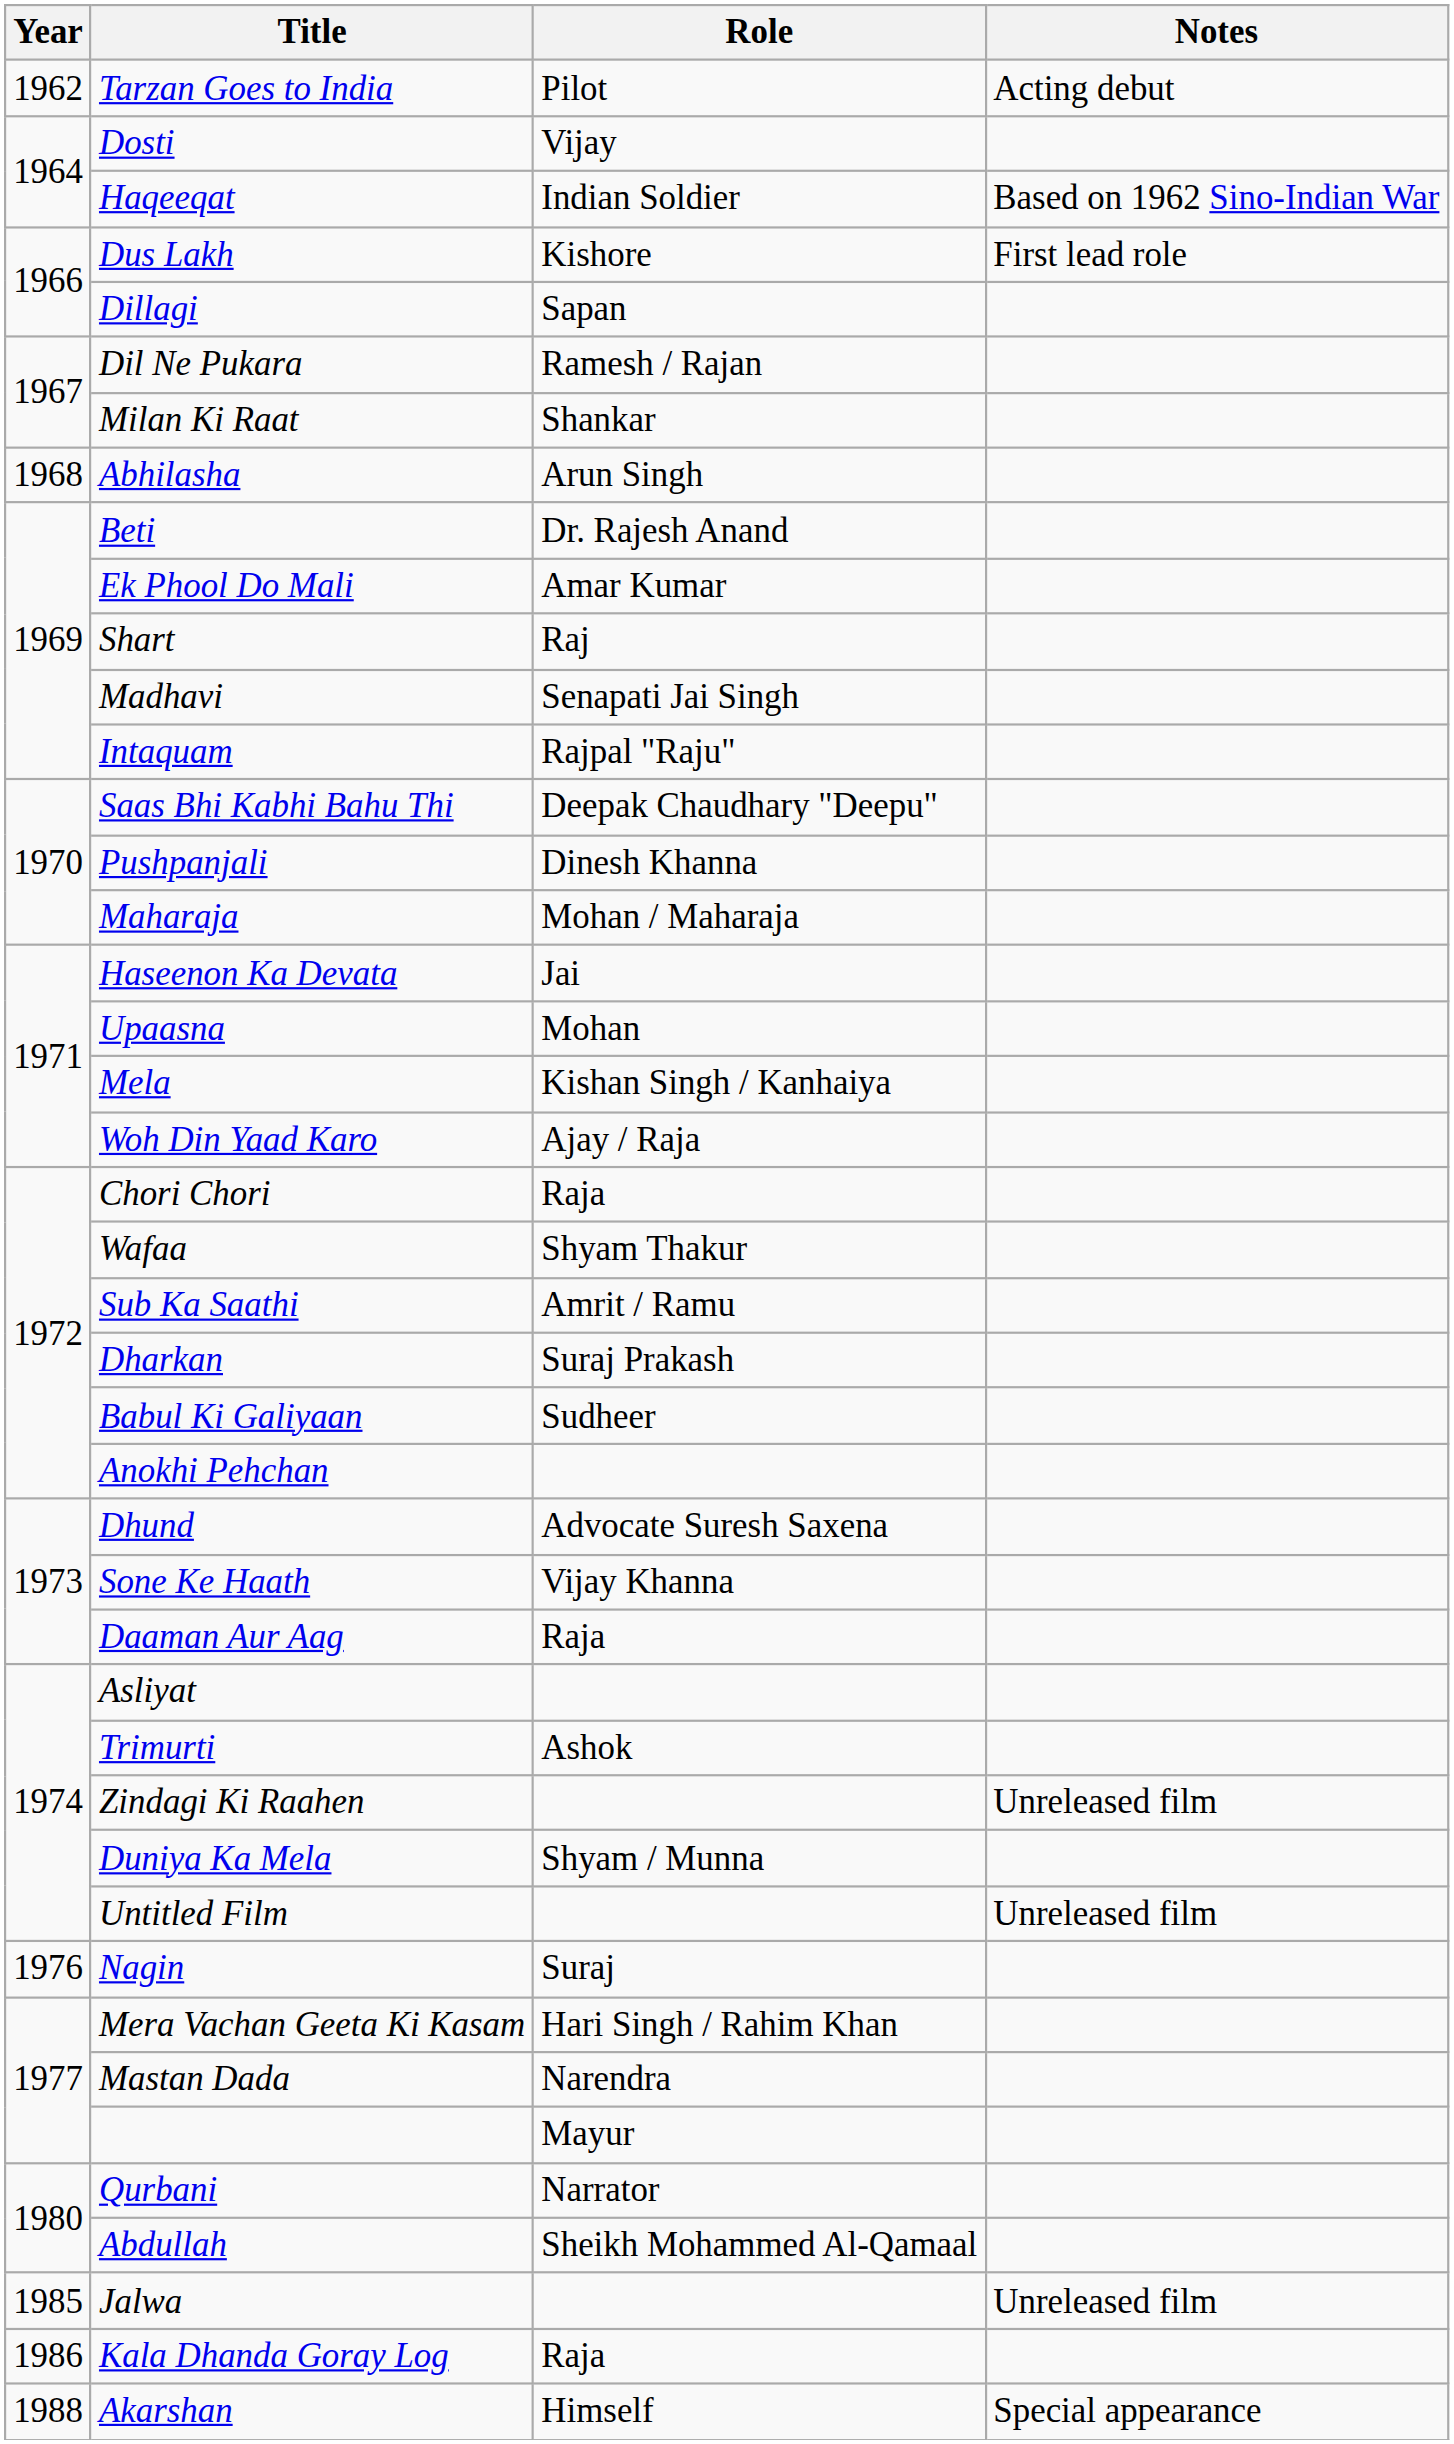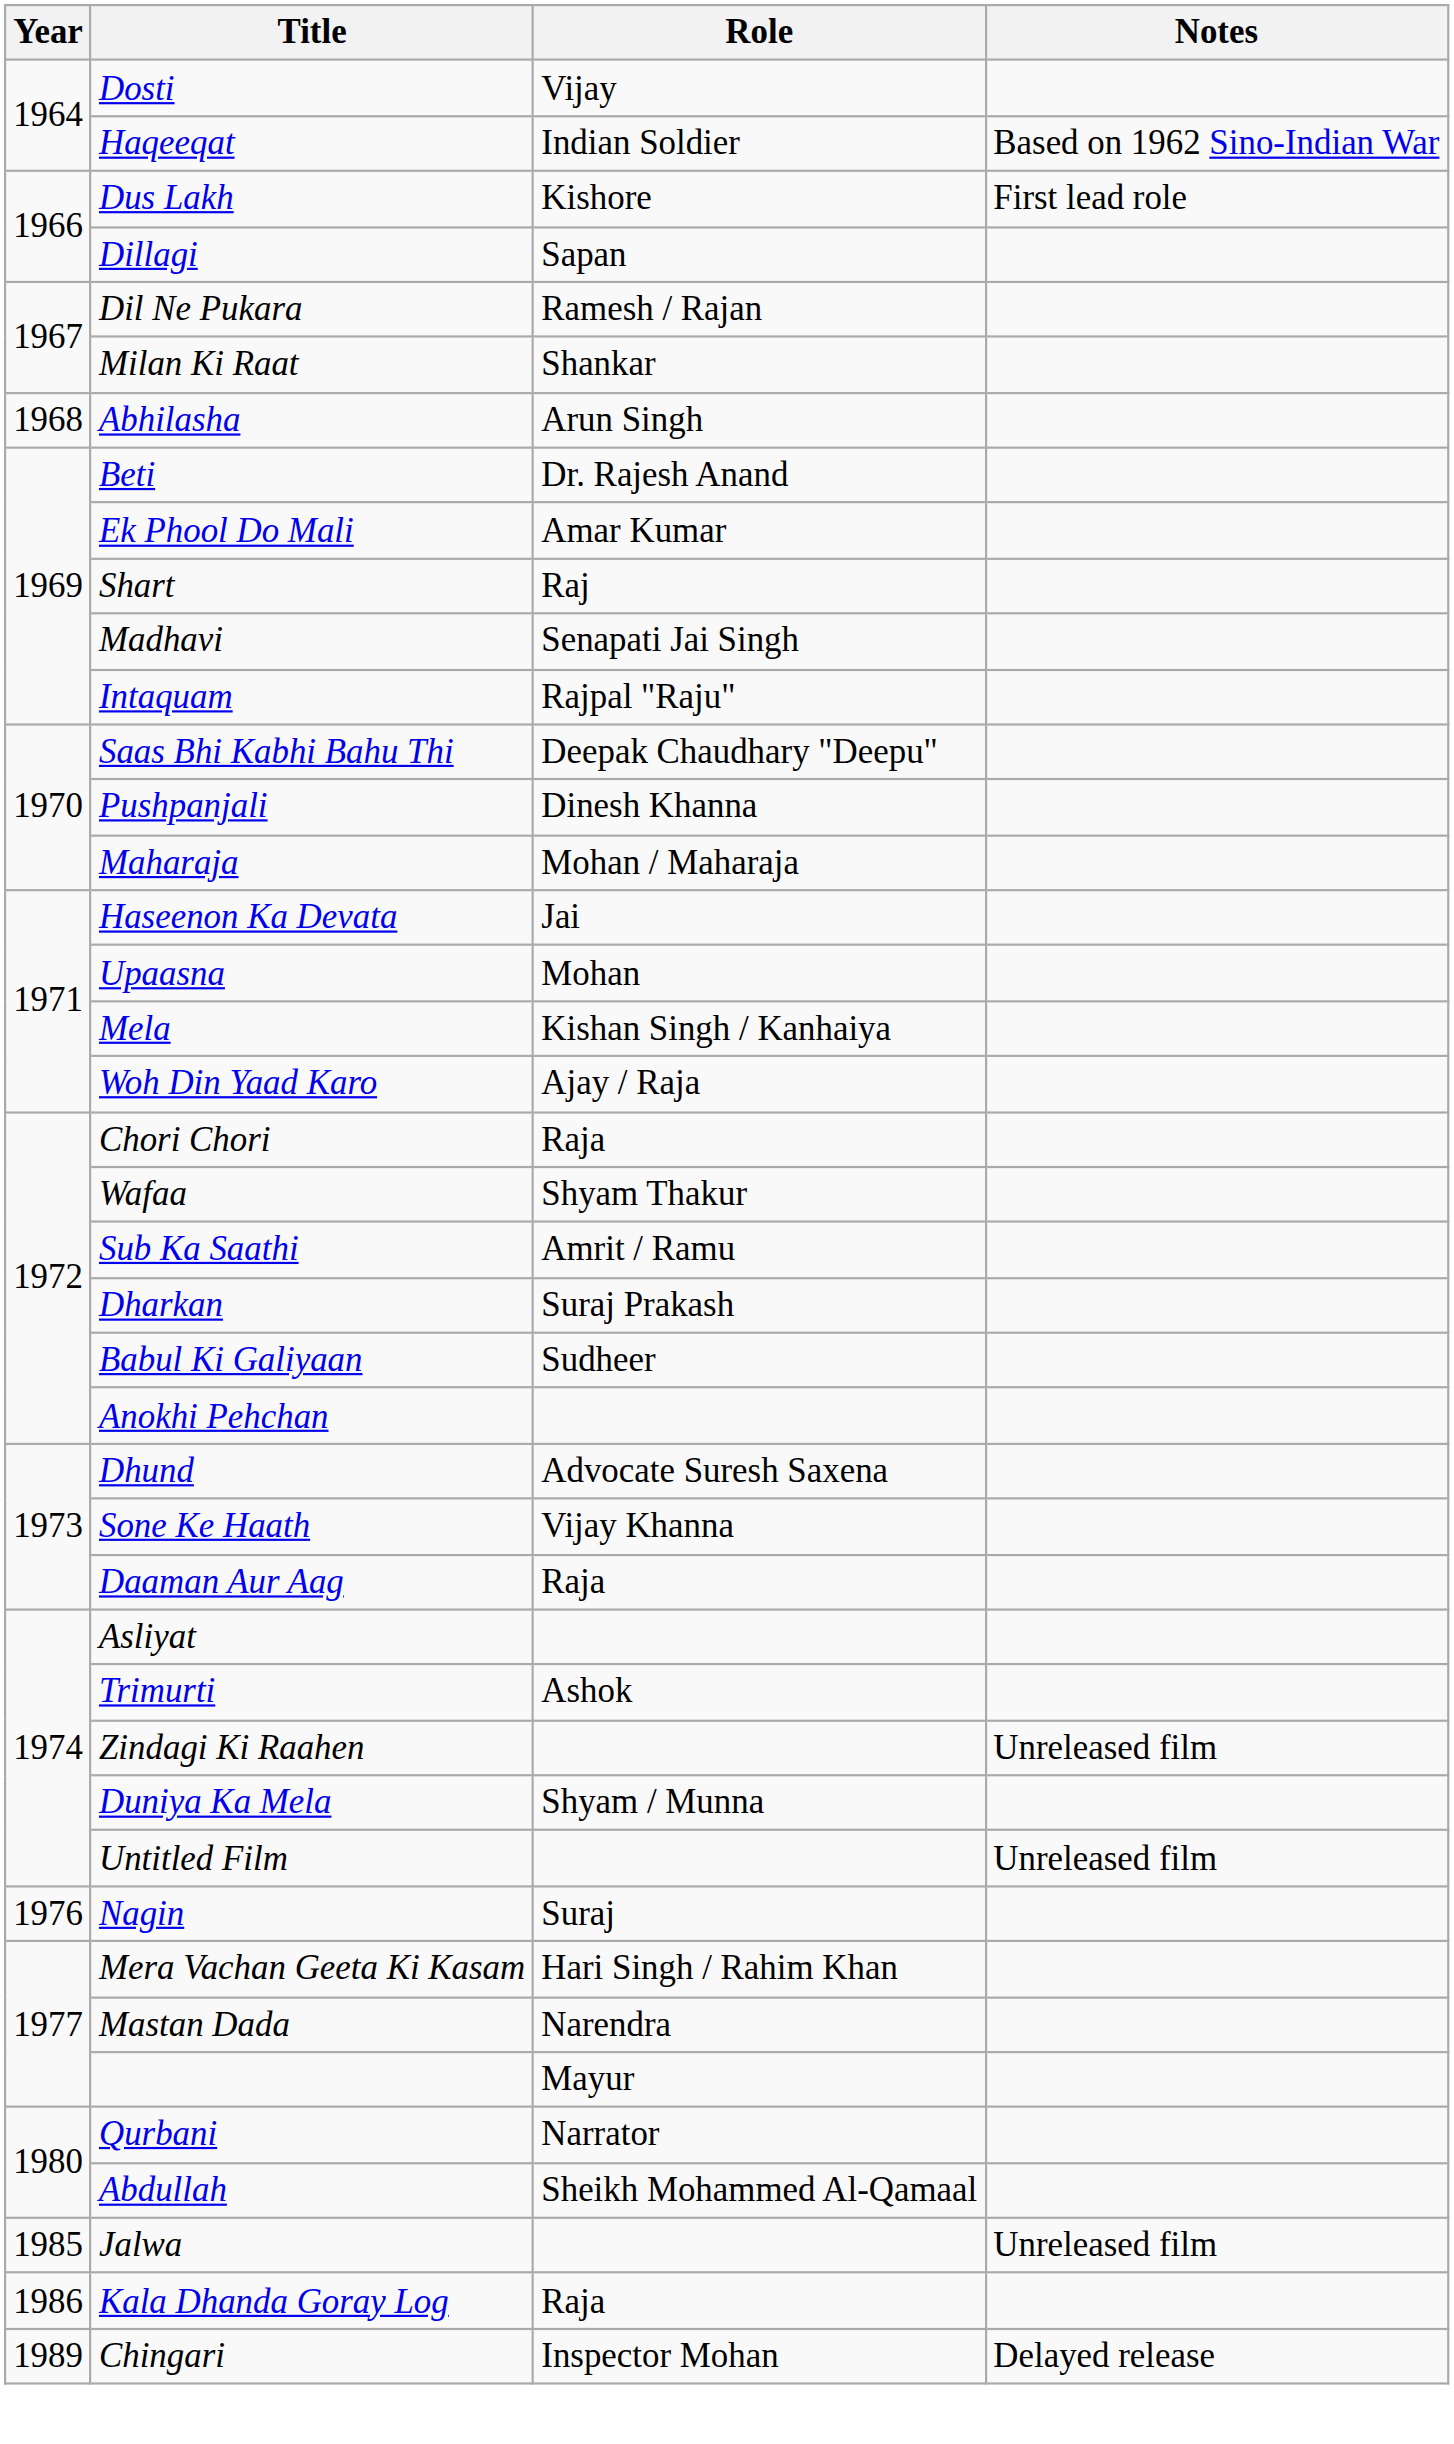- row: (246, 87)
- row: (166, 2410)
+ row: (162, 2355)
